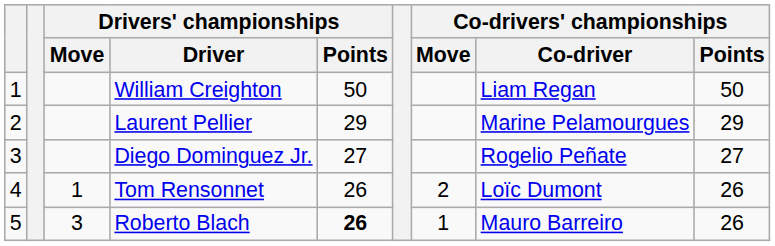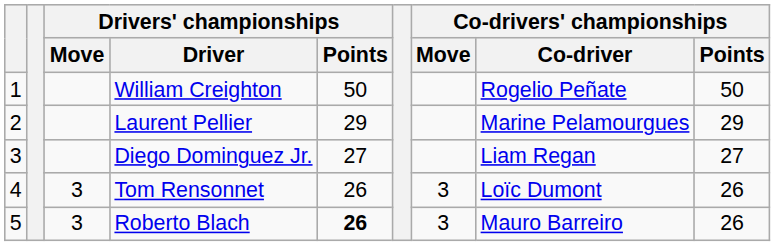(538, 89) Liam Regan -> (554, 89) Rogelio Peñate
(554, 156) Rogelio Peñate -> (538, 156) Liam Regan
(77, 189) 1 -> (77, 189) 3
(443, 189) 2 -> (443, 189) 3
(443, 223) 1 -> (443, 223) 3
